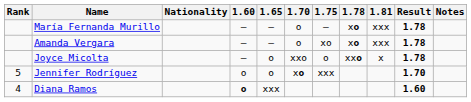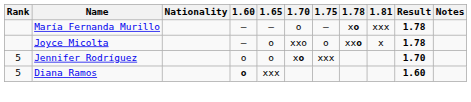- row: (74, 43)
(18, 89) 4 -> (18, 74) 5
